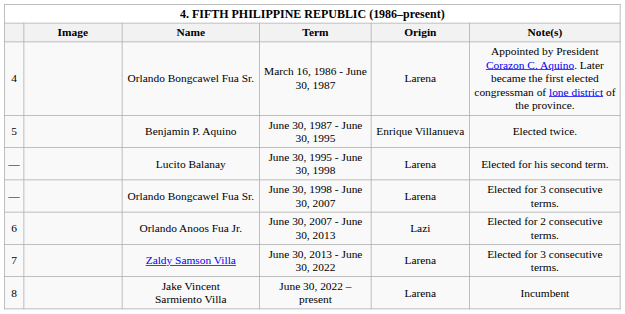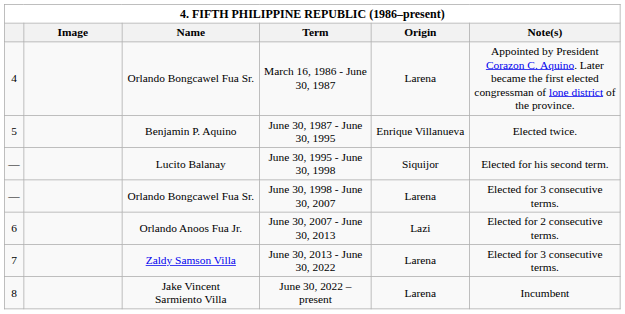(420, 163) Larena -> (420, 163) Siquijor
